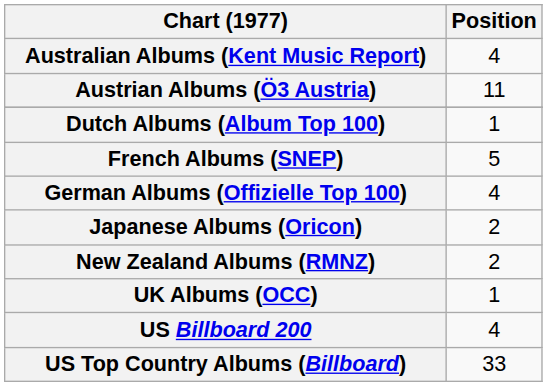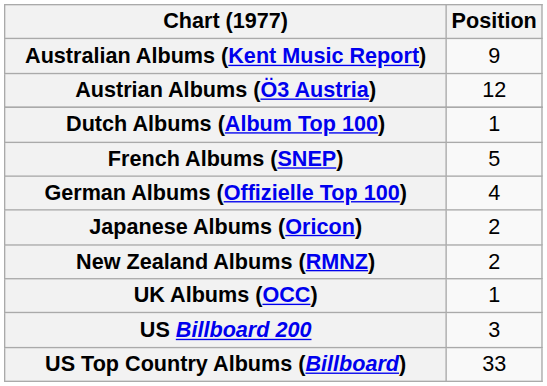(494, 55) 4 -> (494, 55) 9
(494, 90) 11 -> (494, 90) 12
(494, 329) 4 -> (494, 329) 3
